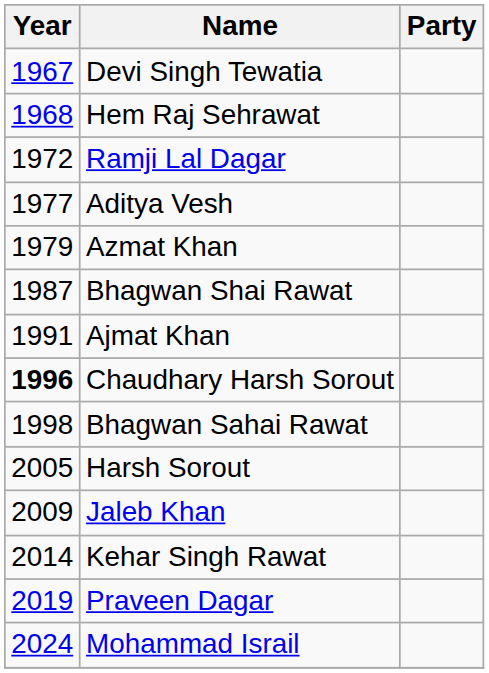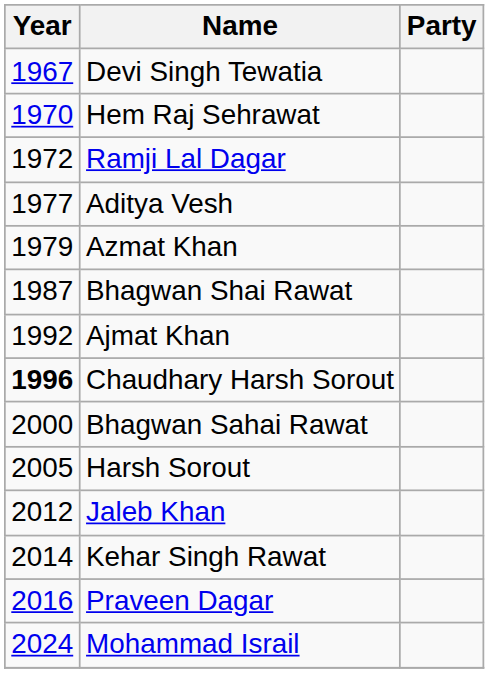(42, 114) 1968 -> (42, 114) 1970
(42, 335) 1991 -> (42, 335) 1992
(42, 423) 1998 -> (42, 423) 2000
(42, 512) 2009 -> (42, 512) 2012
(42, 600) 2019 -> (42, 600) 2016
